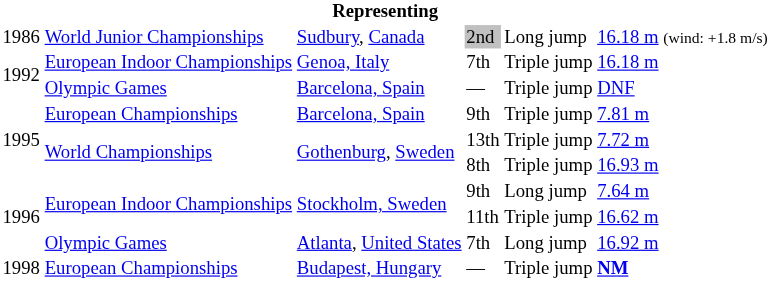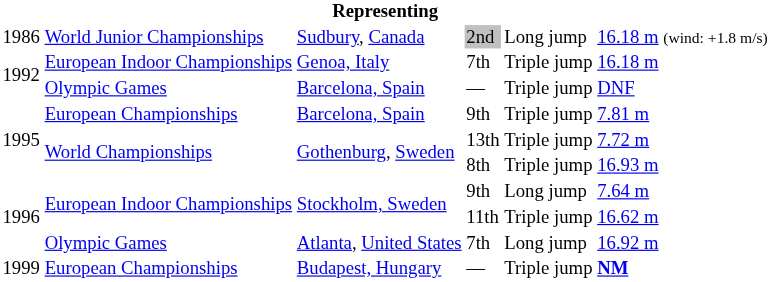(21, 268) 1998 -> (21, 268) 1999
